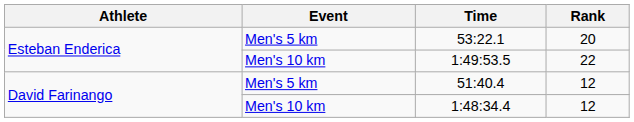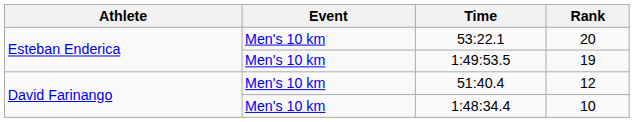(281, 39) Men's 5 km -> (285, 39) Men's 10 km
(588, 61) 22 -> (588, 61) 19
(281, 84) Men's 5 km -> (285, 84) Men's 10 km
(588, 106) 12 -> (588, 106) 10
